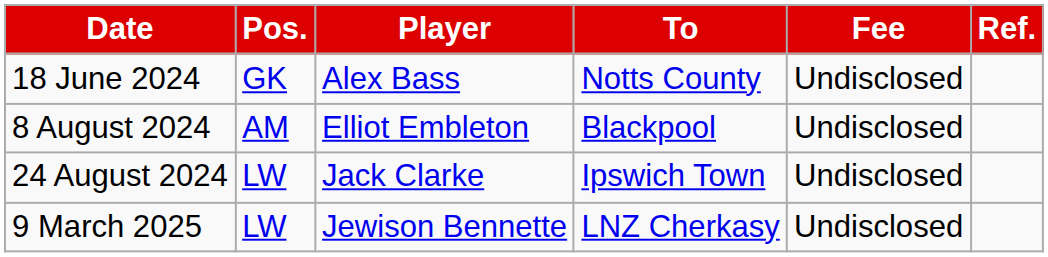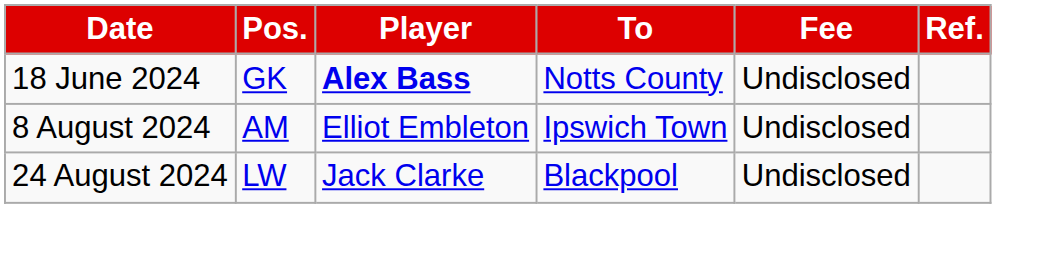(391, 78) normal -> (396, 78) bold
(649, 127) Blackpool -> (635, 127) Ipswich Town
(673, 176) Ipswich Town -> (611, 176) Blackpool
- row: (107, 226)
